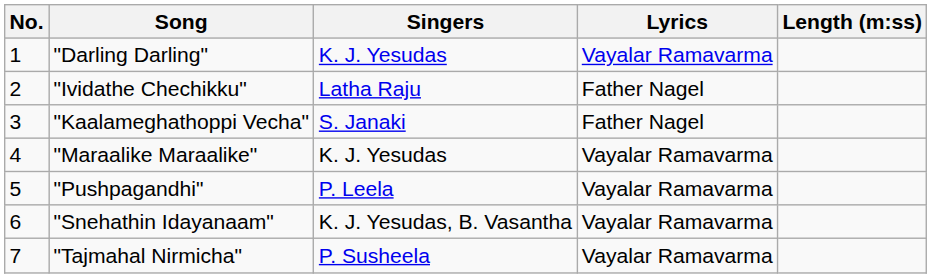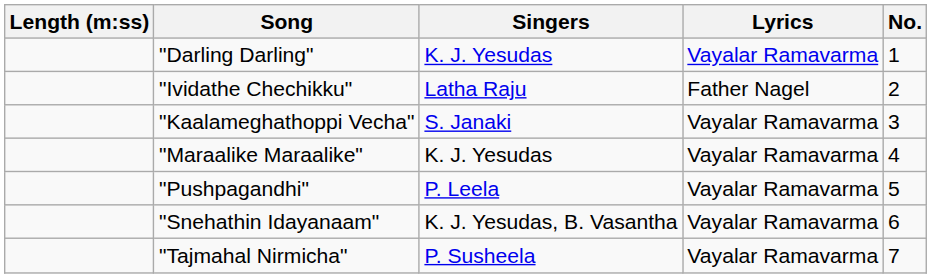columns swapped: (27, 22) <-> (852, 22)
(643, 122) Father Nagel -> (783, 122) Vayalar Ramavarma
